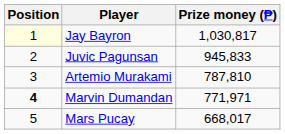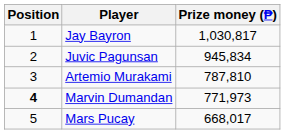(33, 35) lightyellow background -> (33, 35) no background
(228, 56) 945,833 -> (228, 56) 945,834
(228, 98) 771,971 -> (228, 98) 771,973
